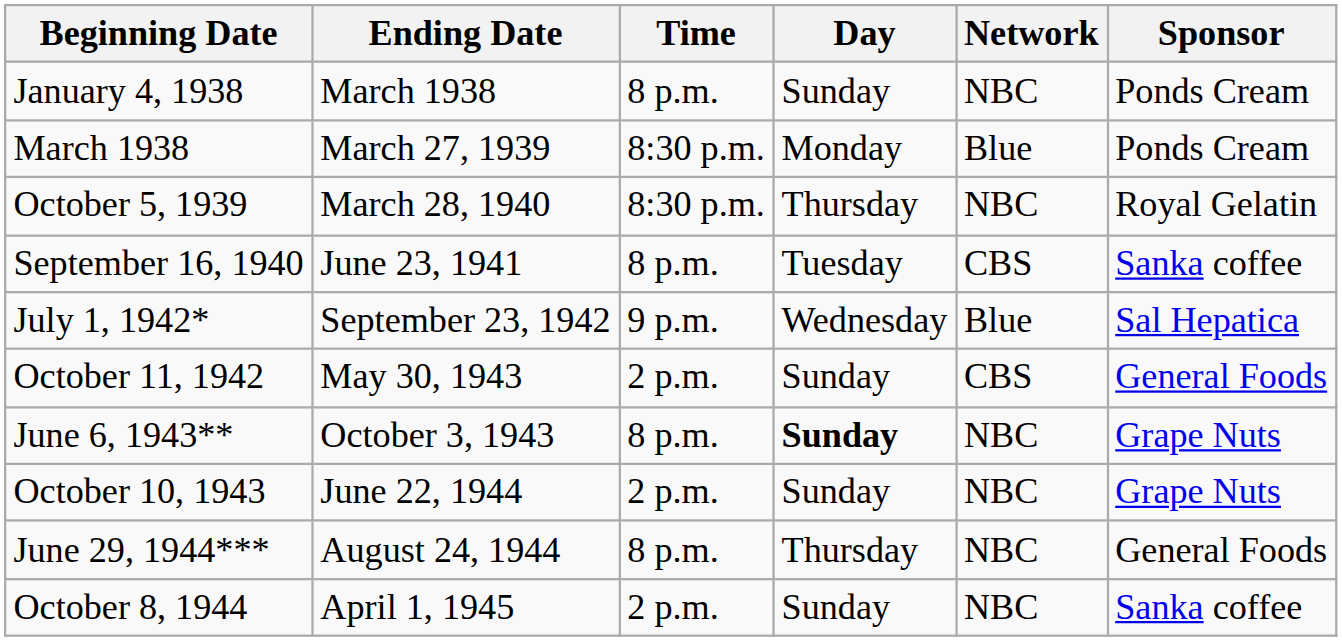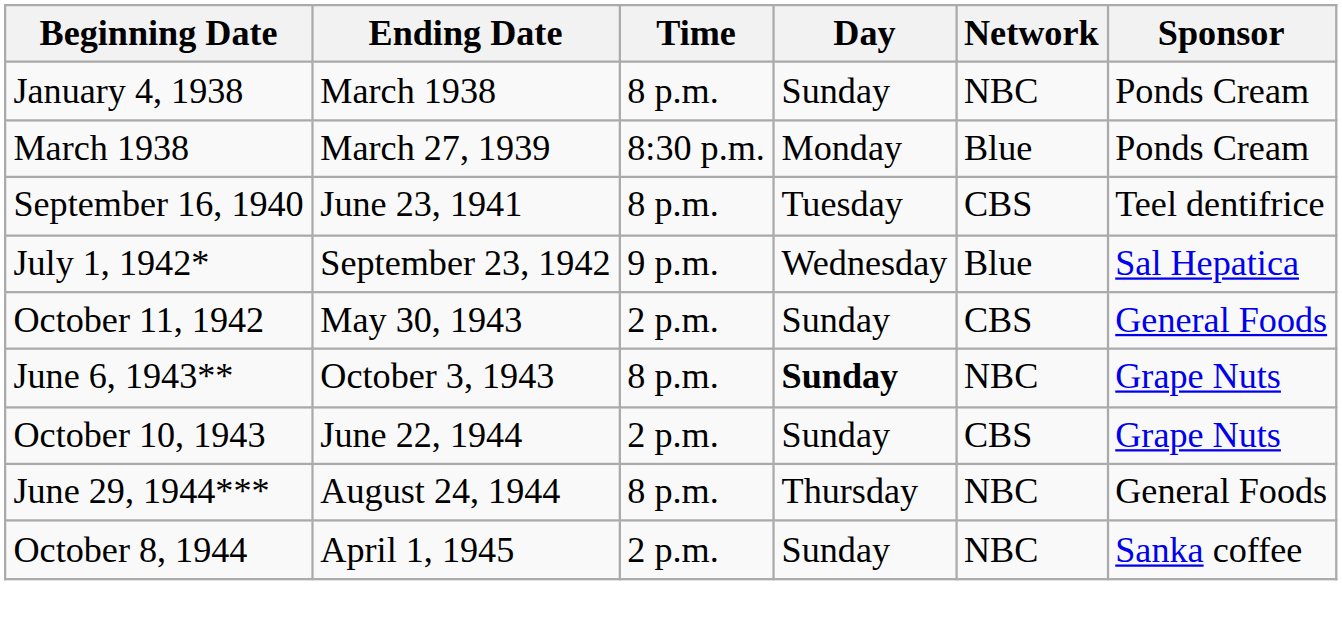- row: (130, 205)
(1209, 262) Sanka coffee -> (1220, 205) Teel dentifrice
(1001, 491) NBC -> (998, 434) CBS
